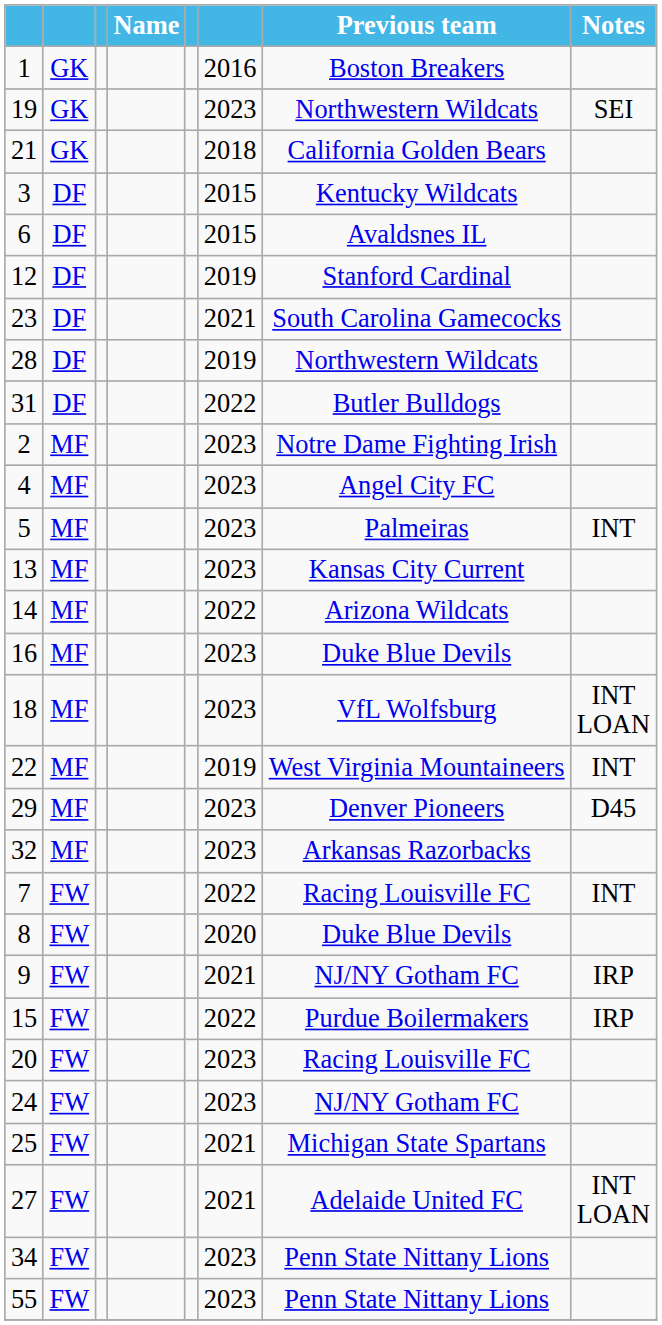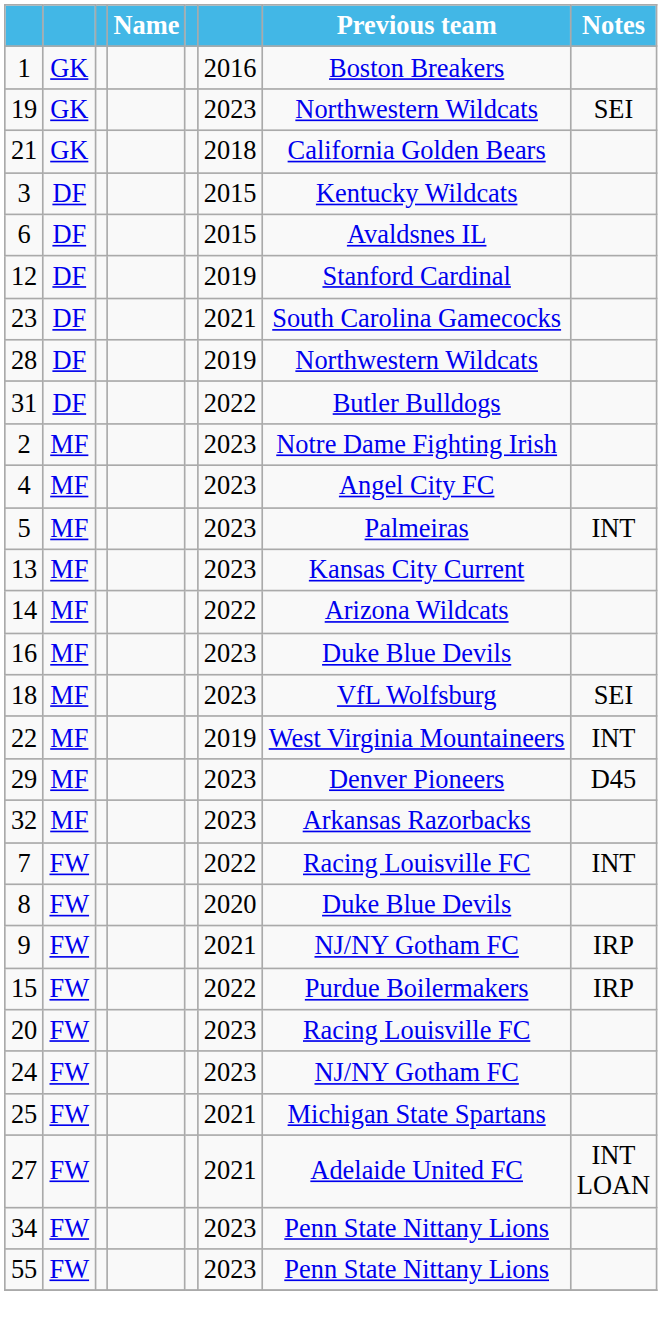(613, 710) INT LOAN -> (613, 695) SEI
